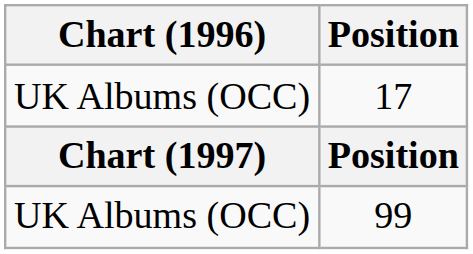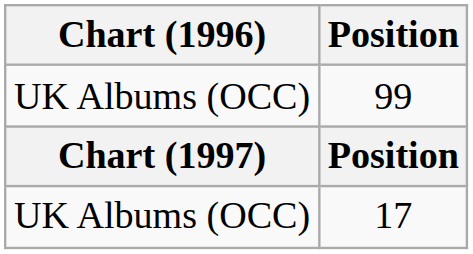rows swapped: (393, 95) <-> (393, 215)
